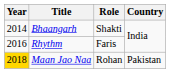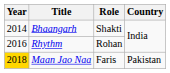(106, 44) Faris -> (109, 44) Rohan
(109, 60) Rohan -> (106, 60) Faris
